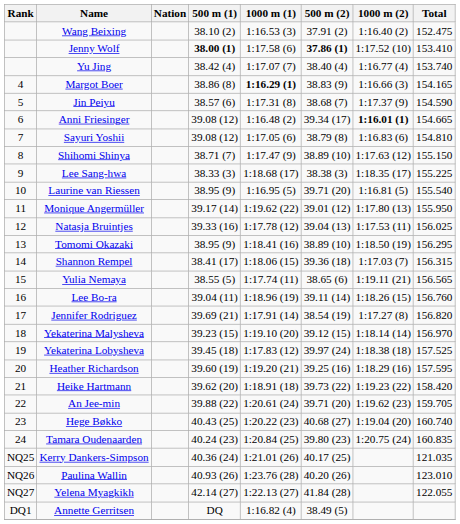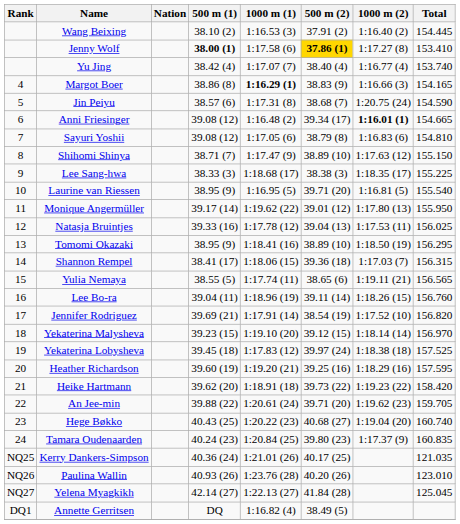(434, 31) 152.475 -> (434, 31) 154.445
(327, 48) no background -> (327, 48) gold background
(383, 48) 1:17.52 (10) -> (383, 48) 1:17.27 (8)
(383, 102) 1:17.37 (9) -> (383, 102) 1:20.75 (24)
(383, 315) 1:17.27 (8) -> (383, 315) 1:17.52 (10)
(383, 439) 1:20.75 (24) -> (383, 439) 1:17.37 (9)
(434, 492) 122.055 -> (434, 492) 125.045
